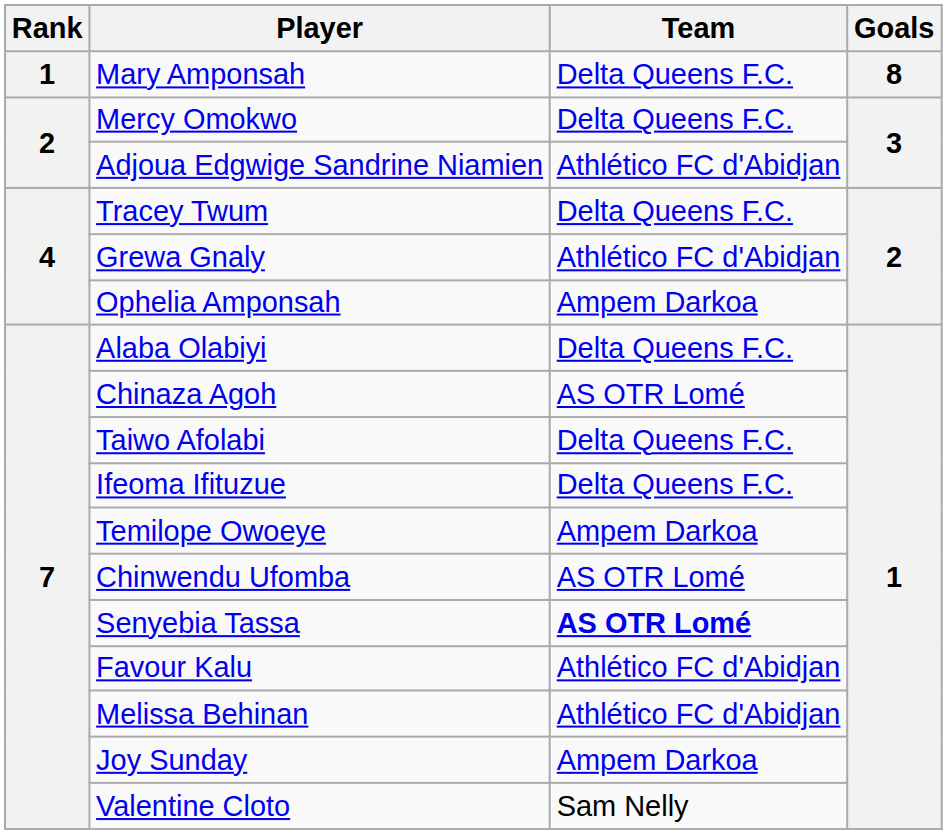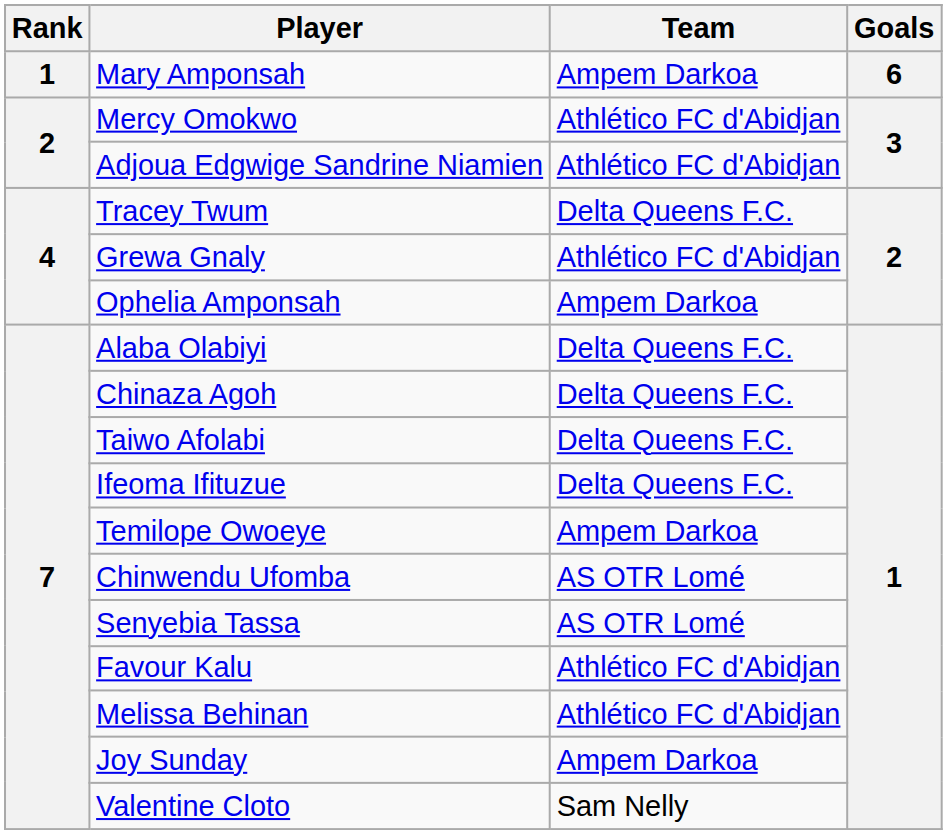(675, 74) Delta Queens F.C. -> (657, 74) Ampem Darkoa
(894, 74) 8 -> (894, 74) 6
(675, 120) Delta Queens F.C. -> (699, 120) Athlético FC d'Abidjan
(651, 394) AS OTR Lomé -> (675, 394) Delta Queens F.C.
(654, 623) bold -> (651, 623) normal
